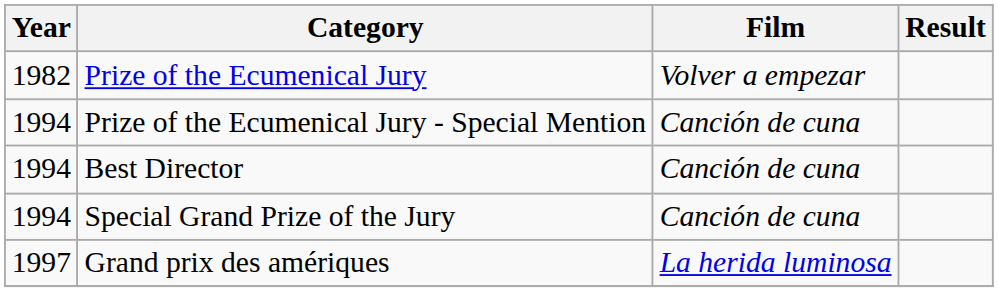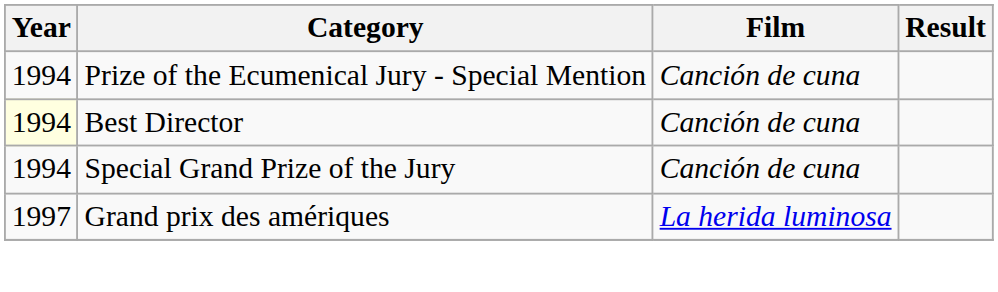- row: (256, 74)
(41, 168) no background -> (41, 121) lightyellow background
